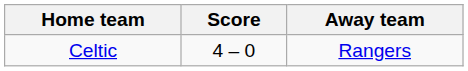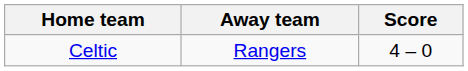columns swapped: (234, 19) <-> (375, 19)
